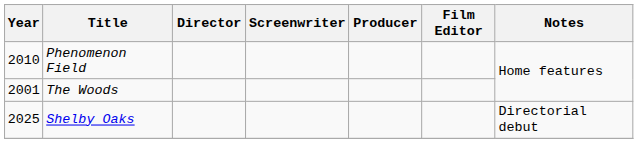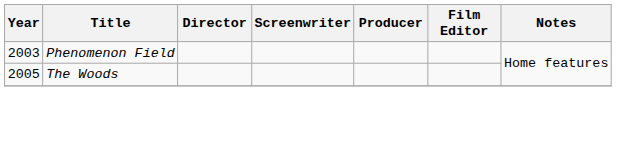(24, 60) 2010 -> (24, 53) 2003
(24, 90) 2001 -> (24, 75) 2005
- row: (90, 120)
